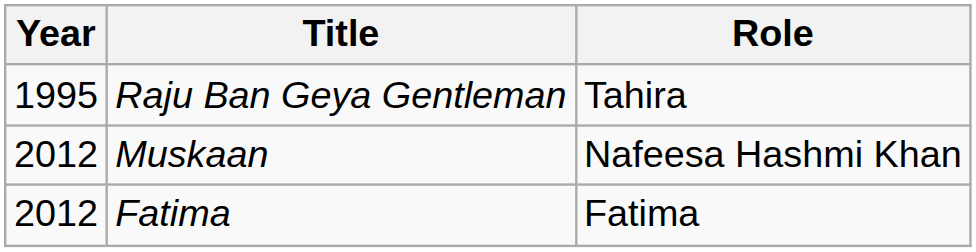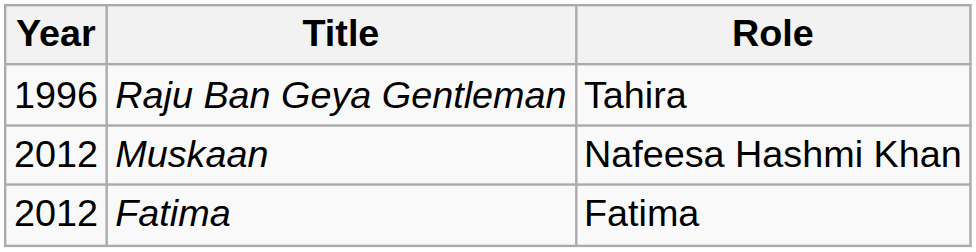(56, 94) 1995 -> (56, 94) 1996
